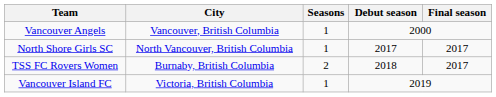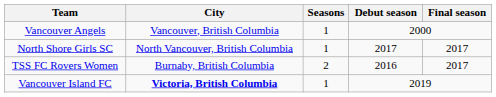(386, 65) 2018 -> (386, 65) 2016
(214, 83) normal -> (214, 83) bold
